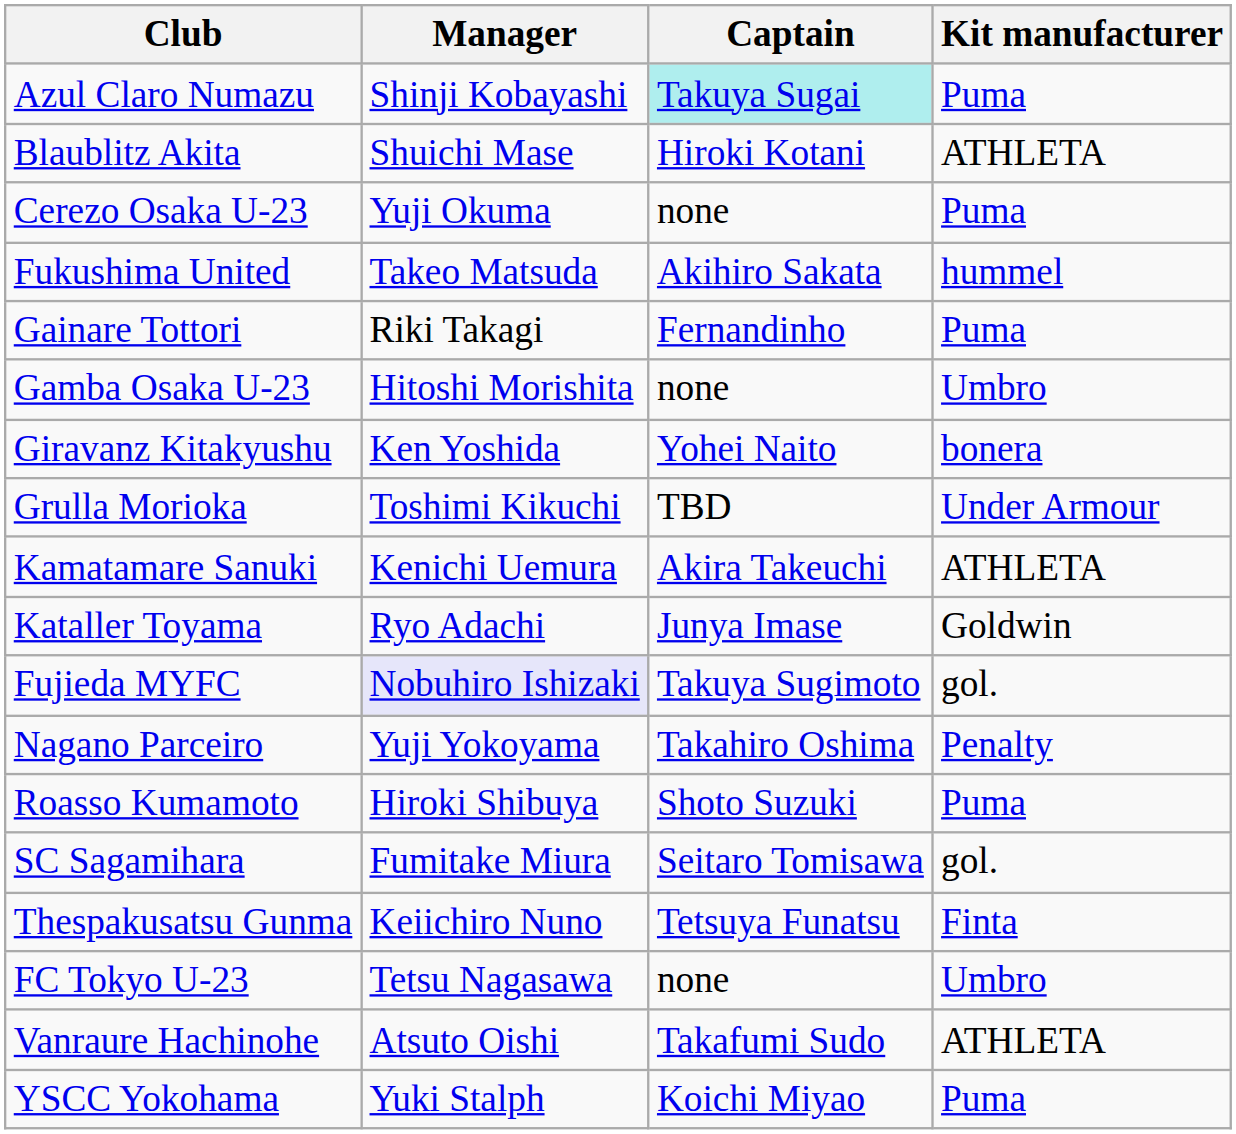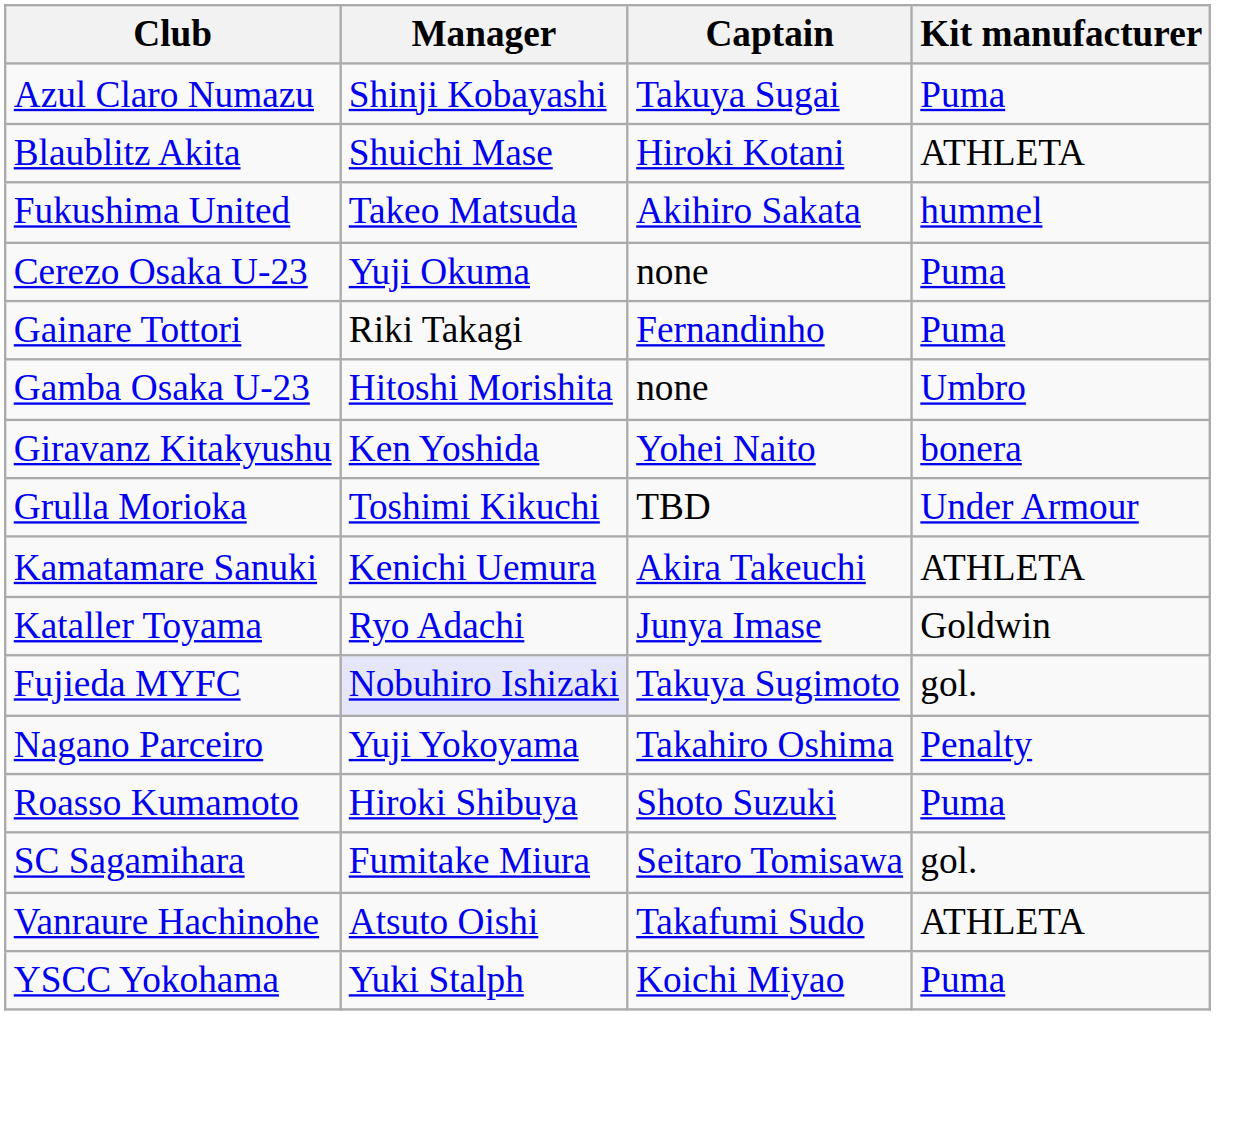(759, 93) paleturquoise background -> (738, 93) no background
rows swapped: (161, 211) <-> (152, 270)
- row: (183, 920)
- row: (131, 980)
